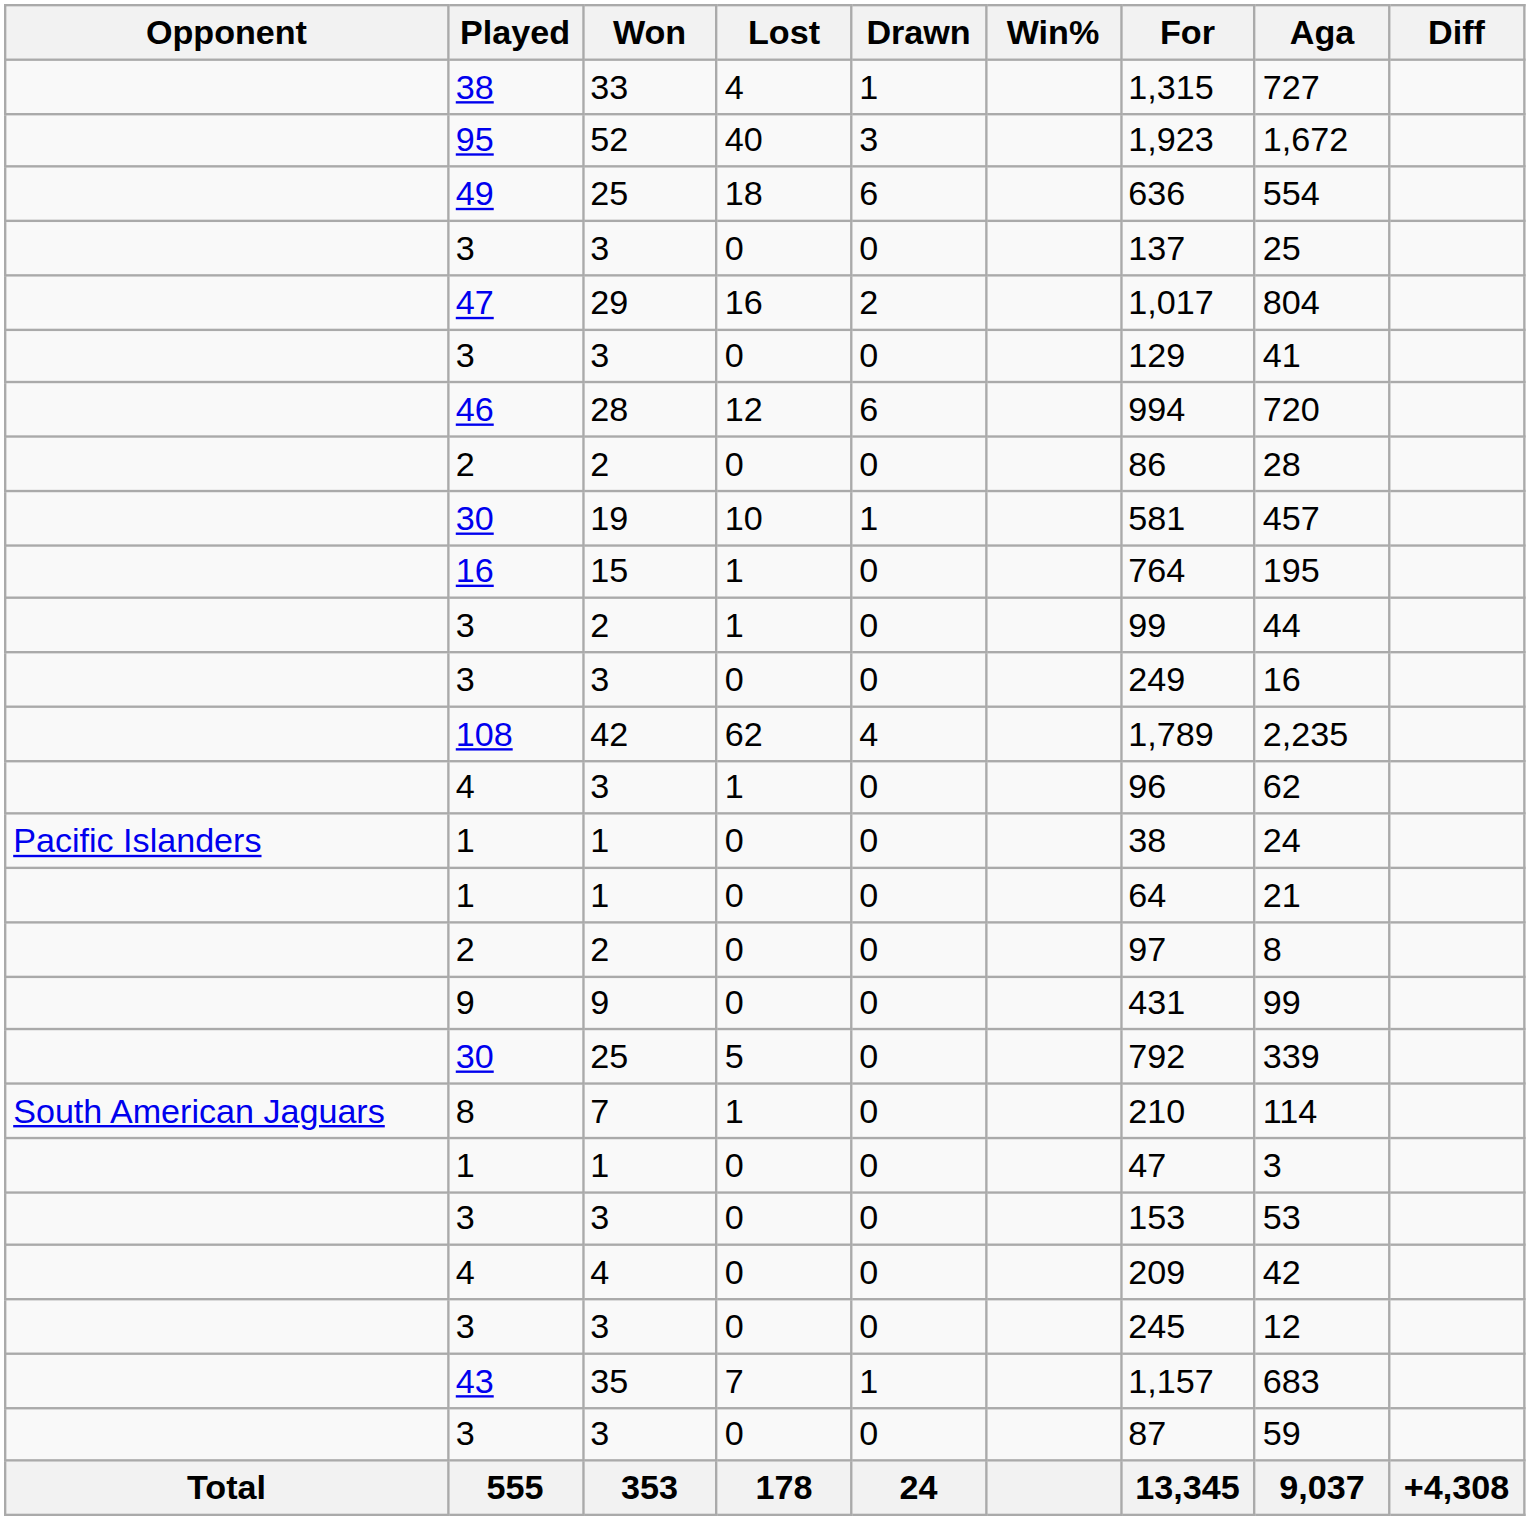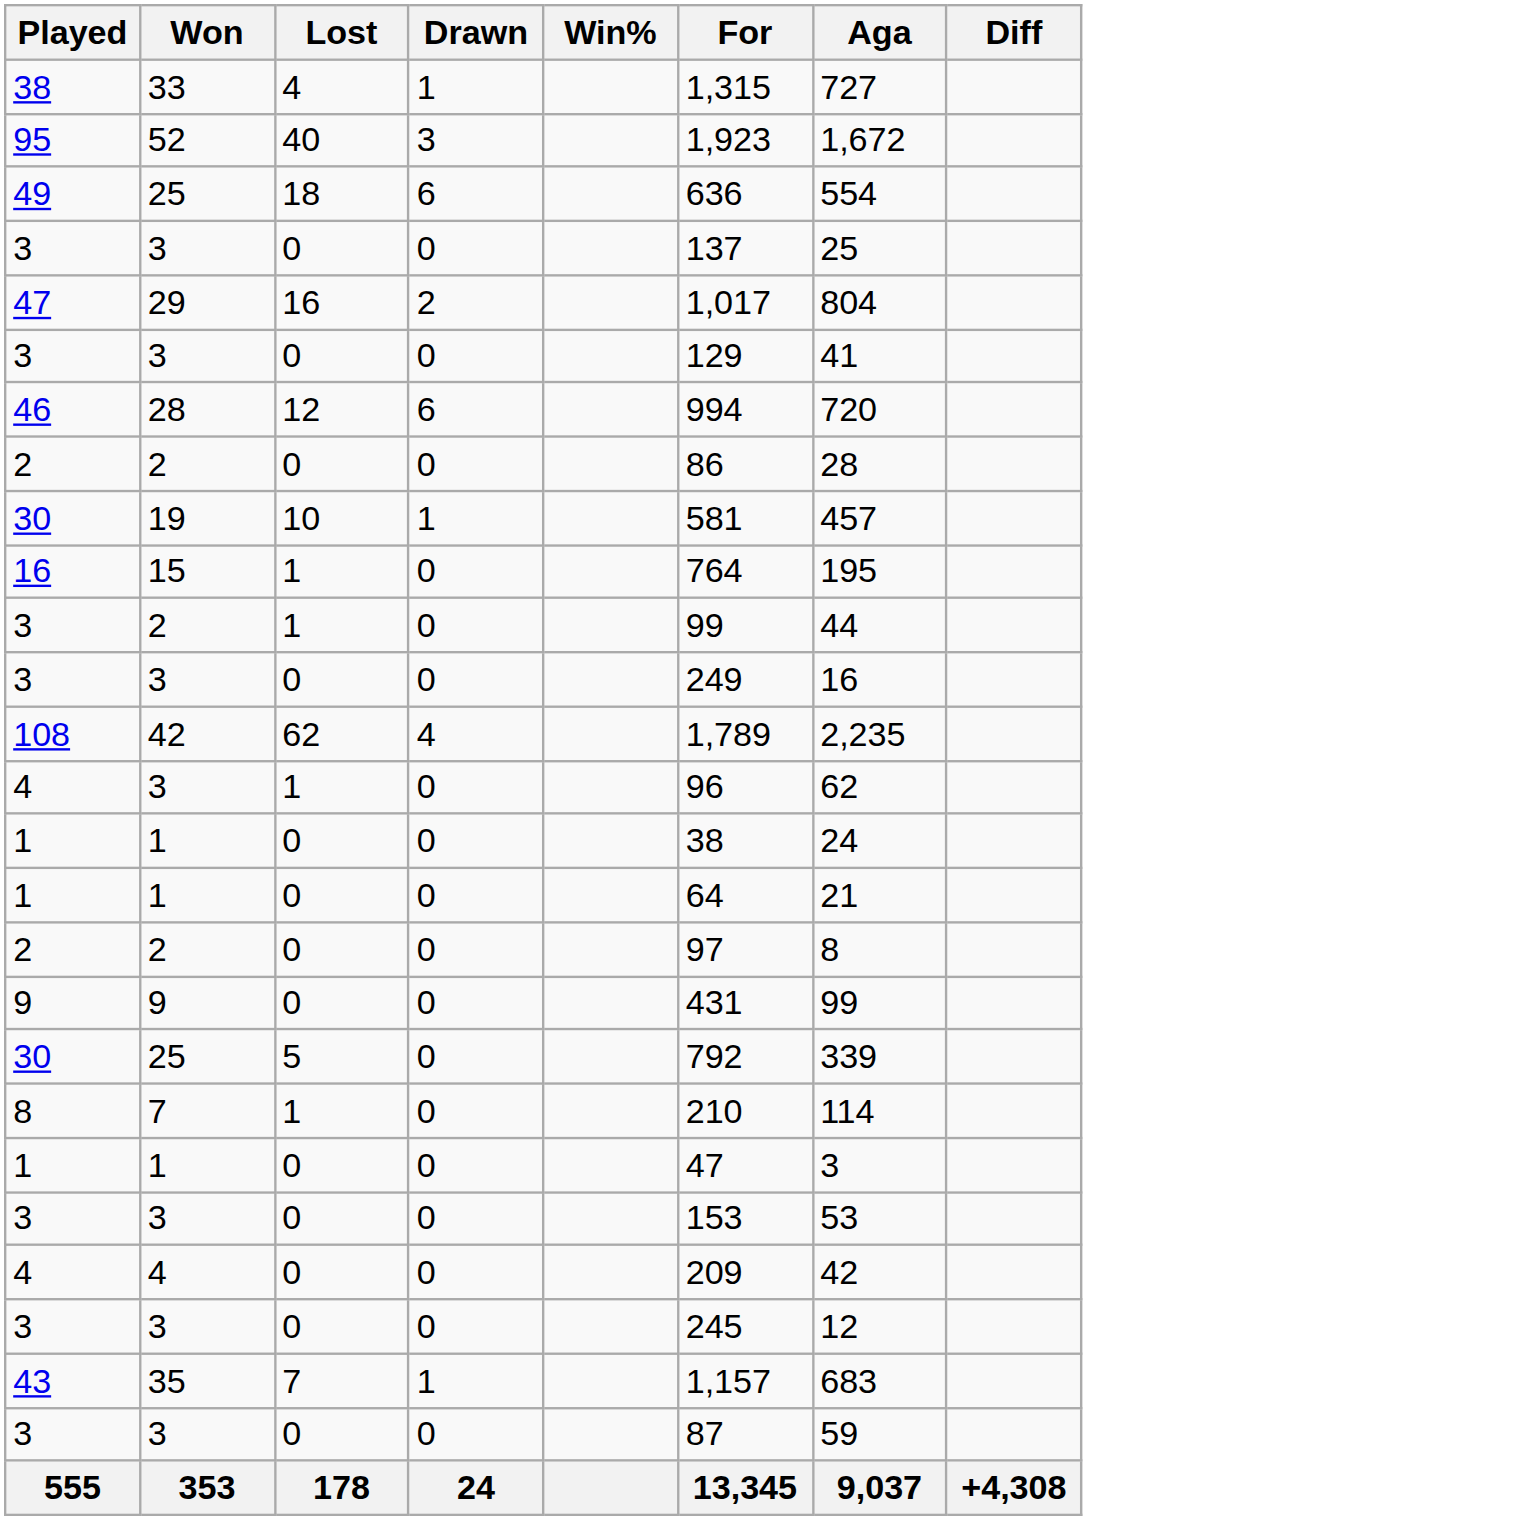- column: (226, 33)
